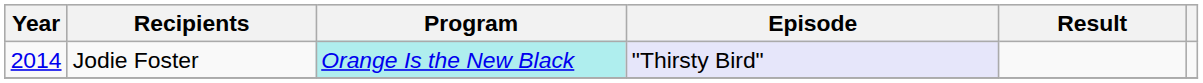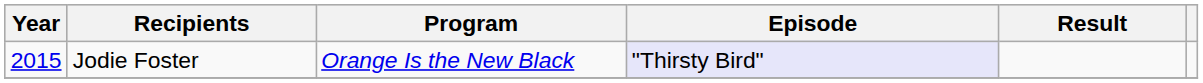(36, 59) 2014 -> (36, 59) 2015
(448, 59) paleturquoise background -> (448, 59) no background
